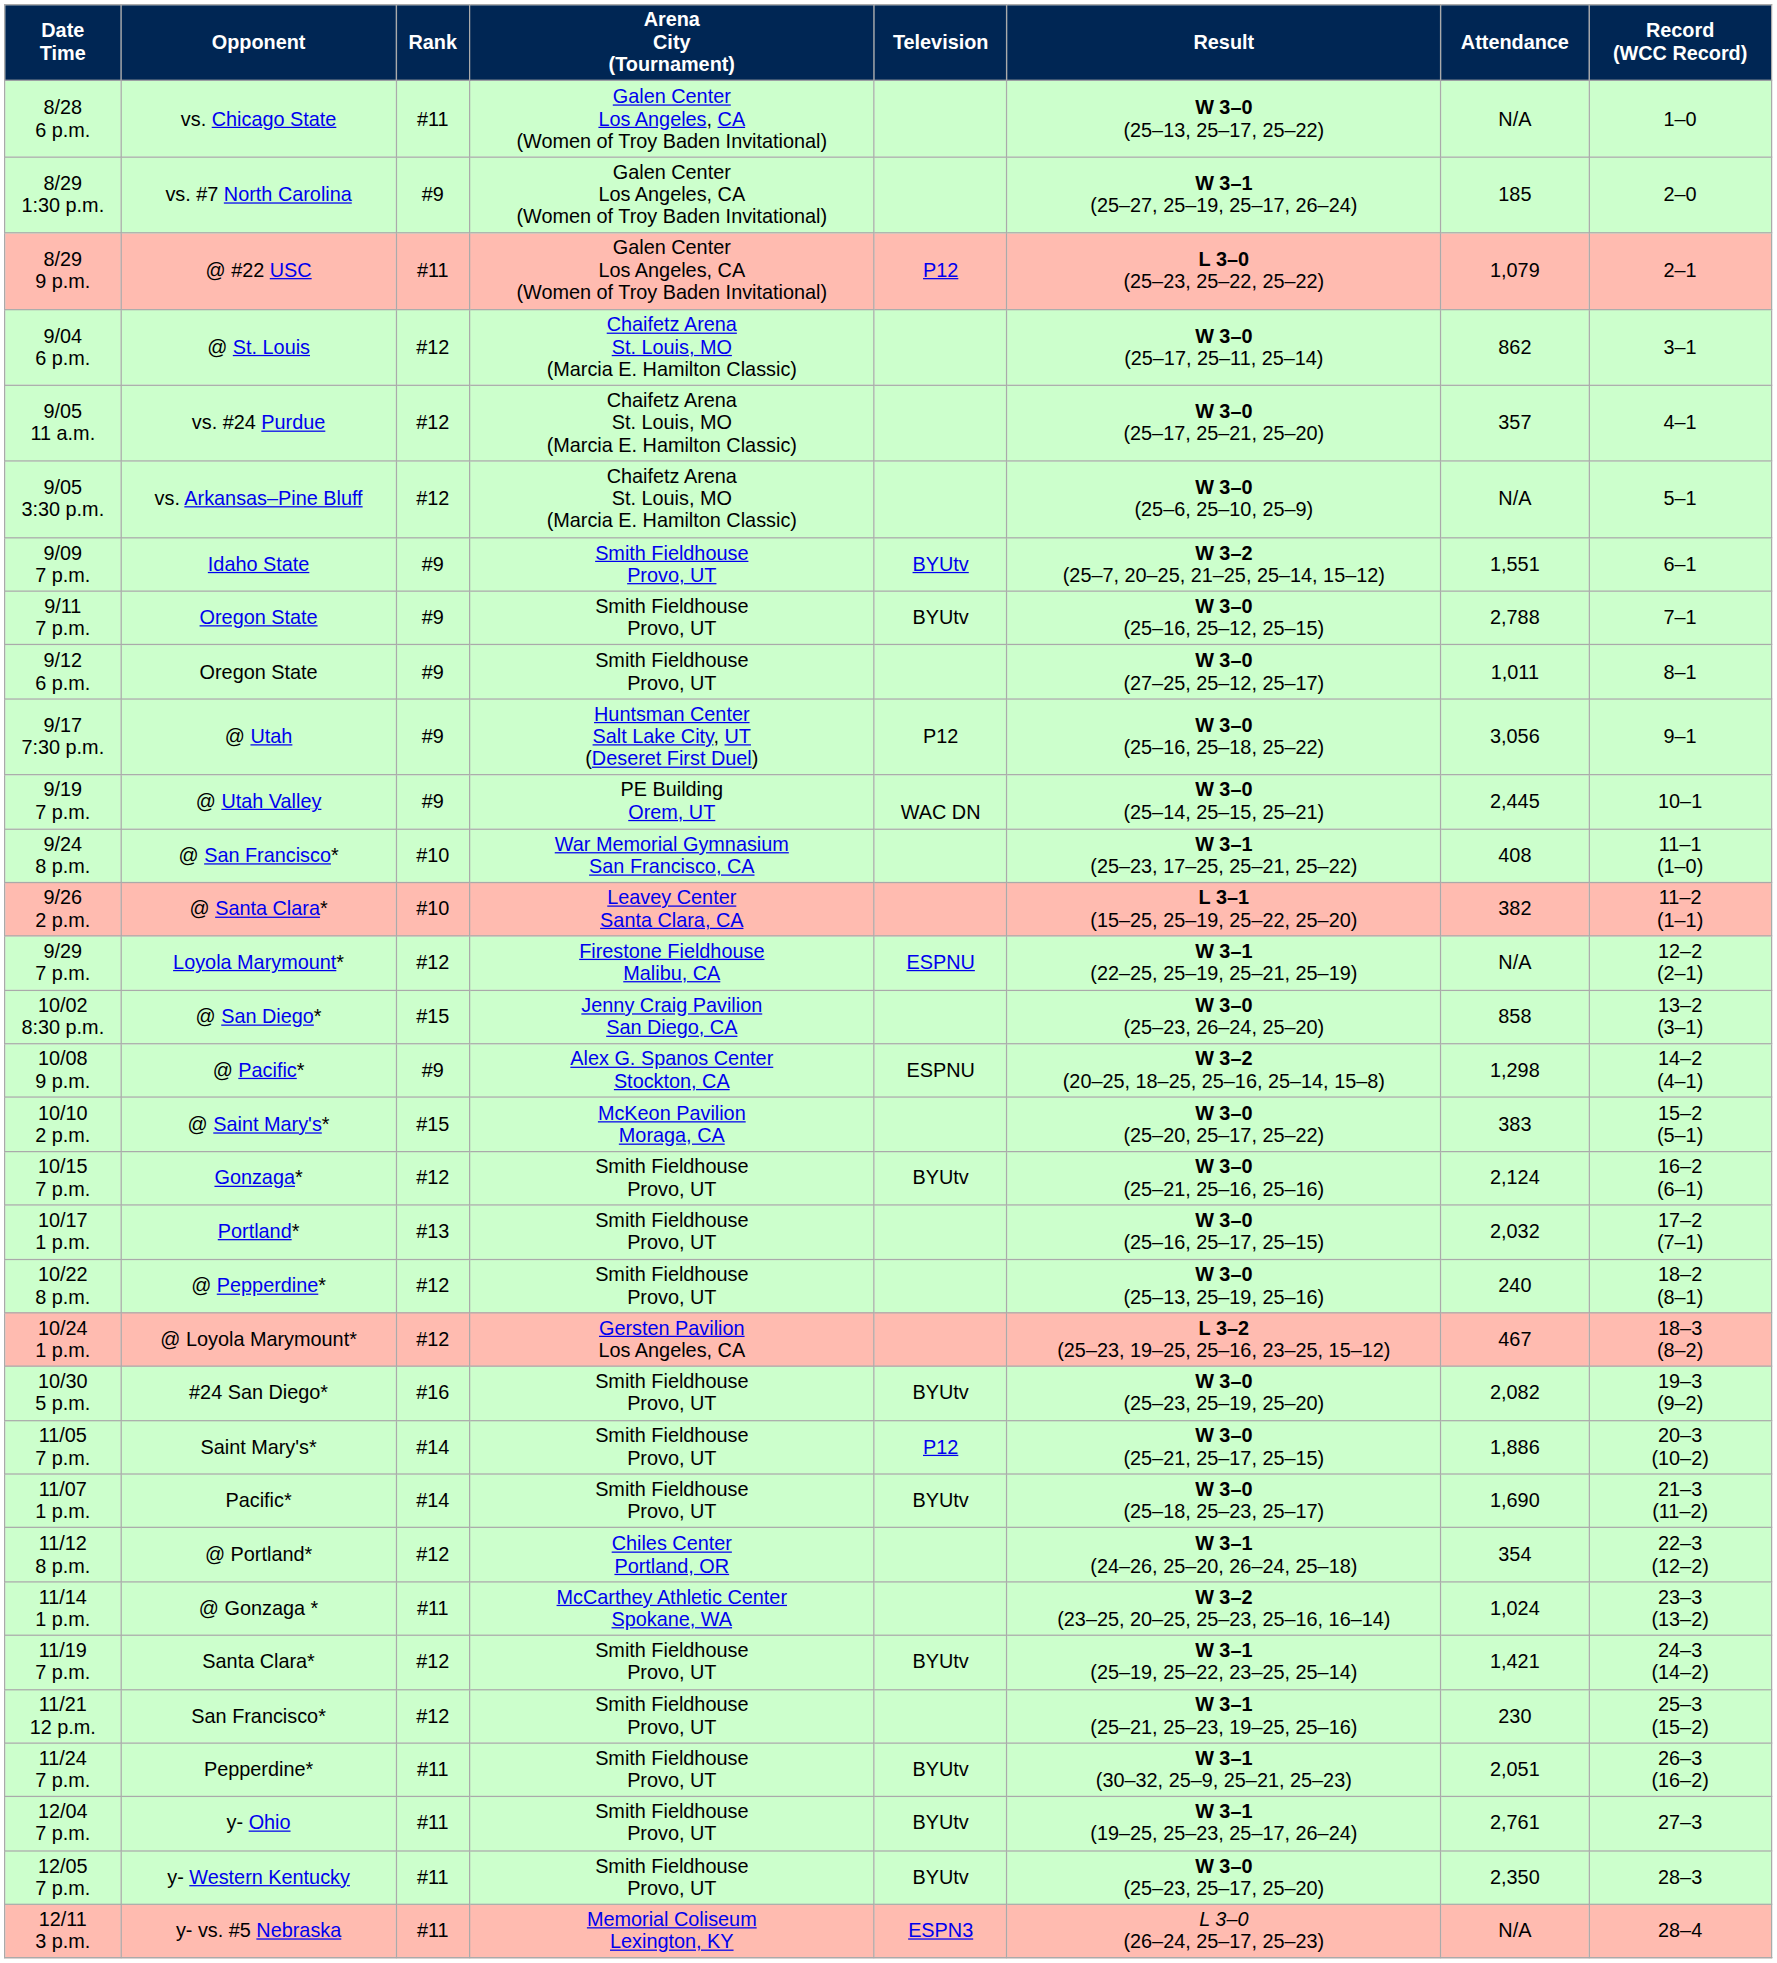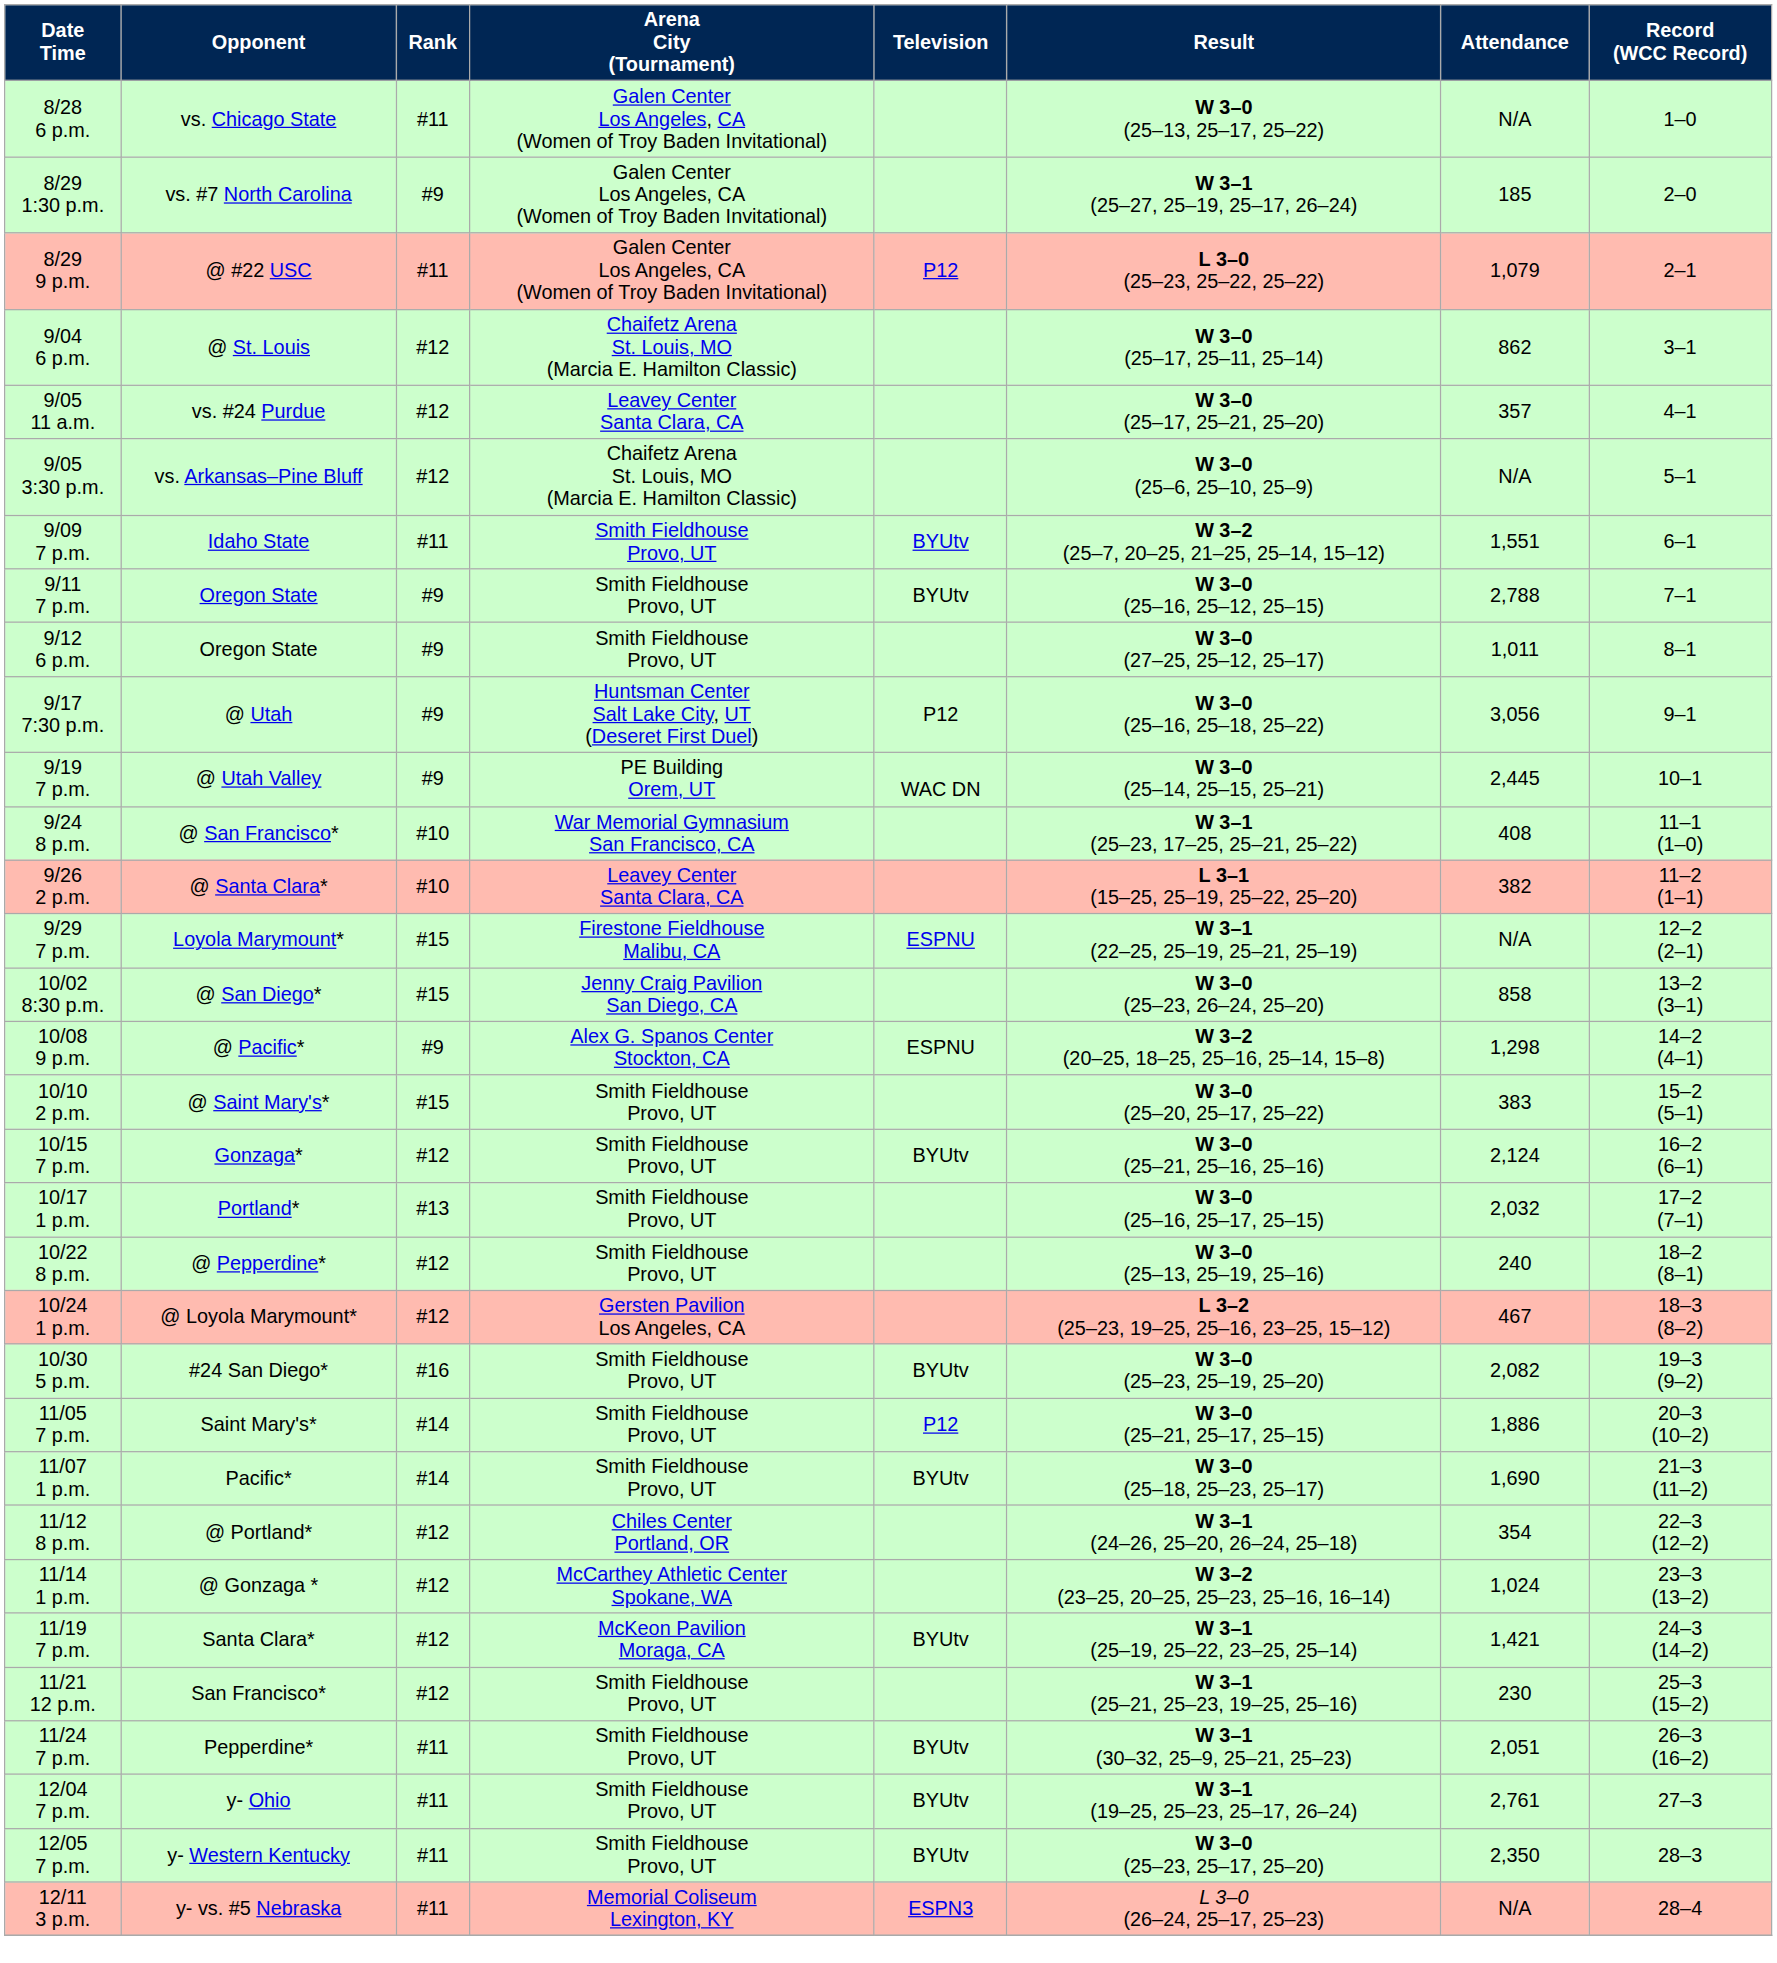(672, 423) Chaifetz Arena St. Louis, MO (Marcia E. Hamilton Classic) -> (672, 411) Leavey Center Santa Clara, CA
(433, 564) #9 -> (433, 541) #11
(433, 962) #12 -> (433, 940) #15
(672, 1124) McKeon Pavilion Moraga, CA -> (672, 1101) Smith Fieldhouse Provo, UT
(433, 1608) #11 -> (433, 1586) #12
(672, 1662) Smith Fieldhouse Provo, UT -> (672, 1639) McKeon Pavilion Moraga, CA
